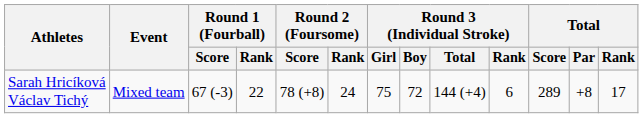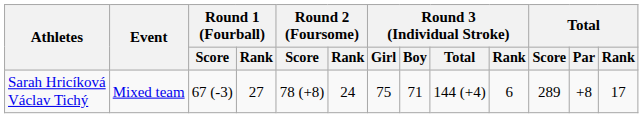(256, 91) 22 -> (256, 91) 27
(415, 91) 72 -> (415, 91) 71
